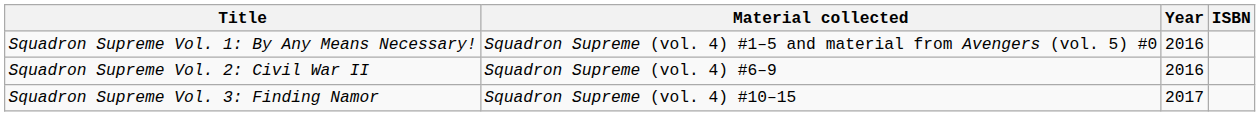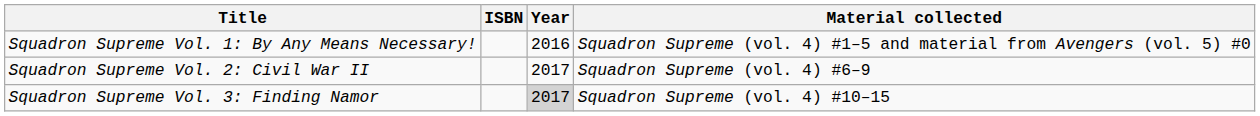columns swapped: (821, 18) <-> (1231, 18)
(1184, 71) 2016 -> (551, 71) 2017
(1184, 97) no background -> (551, 97) lightgrey background
